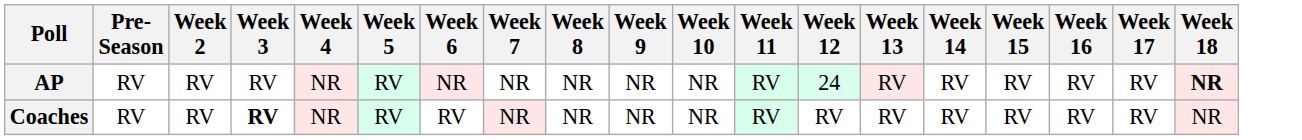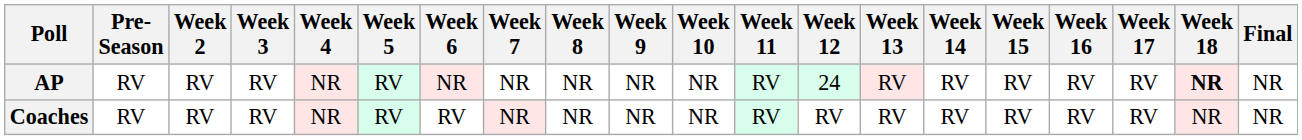+ column: (1268, 34)
(263, 116) bold -> (263, 116) normal
